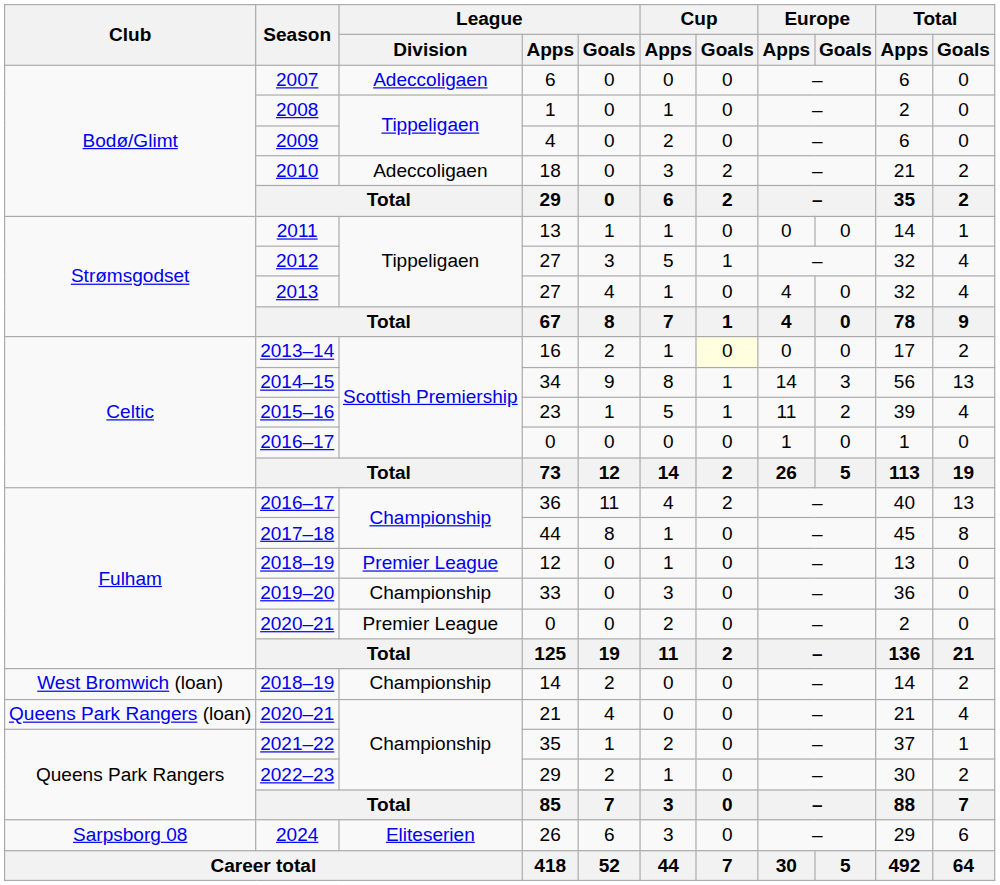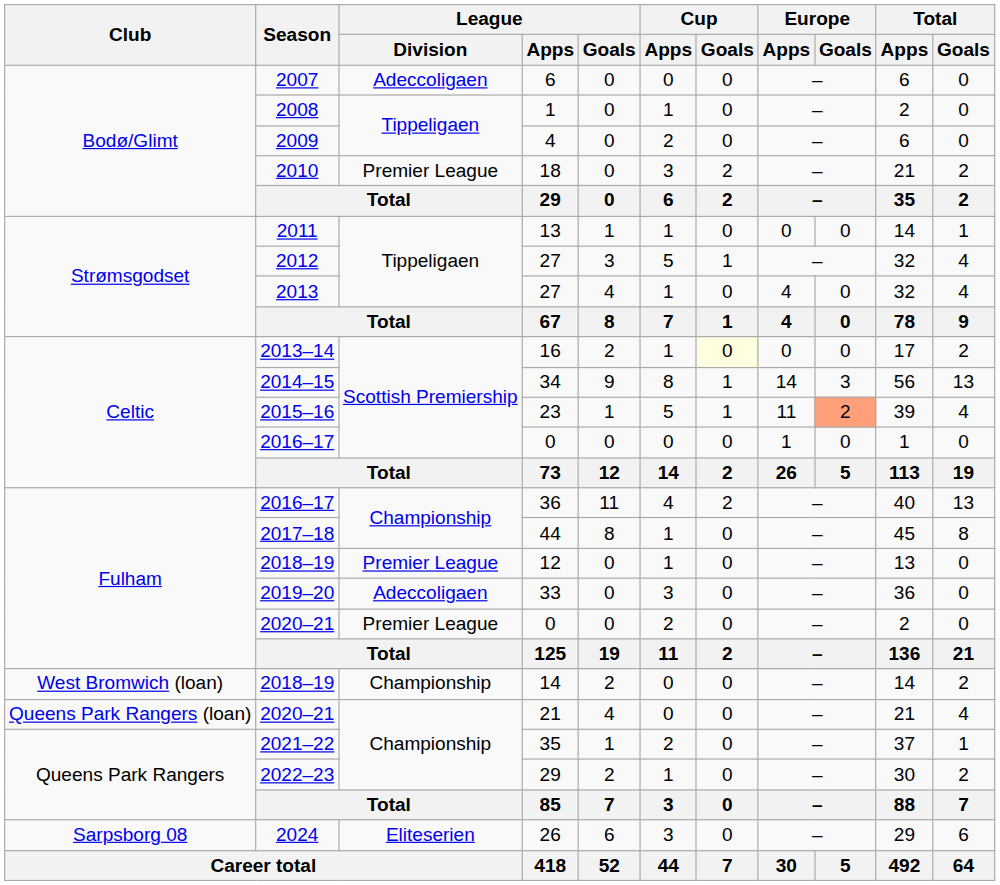(430, 170) Adeccoligaen -> (430, 170) Premier League
(845, 412) no background -> (845, 412) lightsalmon background
(430, 593) Championship -> (430, 593) Adeccoligaen
